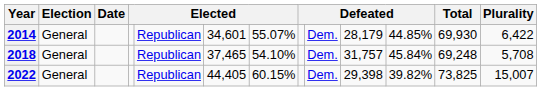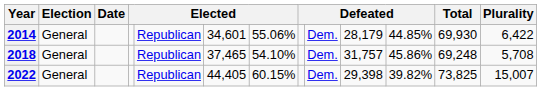(274, 34) 55.07% -> (274, 34) 55.06%
(410, 55) 45.84% -> (410, 55) 45.86%
